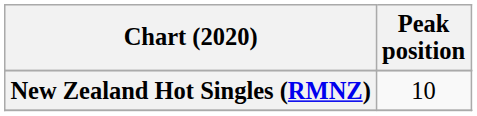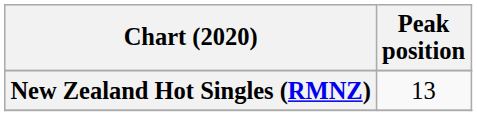(424, 90) 10 -> (424, 90) 13
